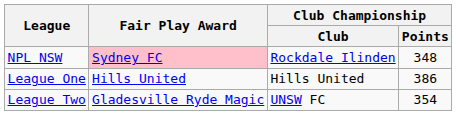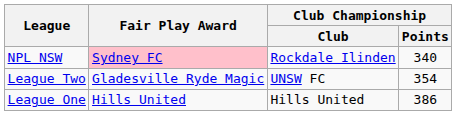(425, 57) 348 -> (425, 57) 340
rows swapped: (47, 79) <-> (47, 100)
